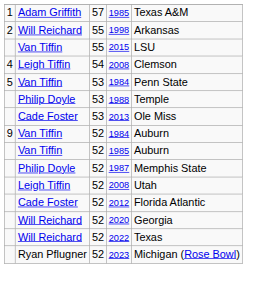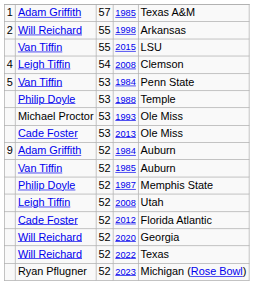+ row: (10, 116)
(40, 133) Van Tiffin -> (50, 151) Adam Griffith
